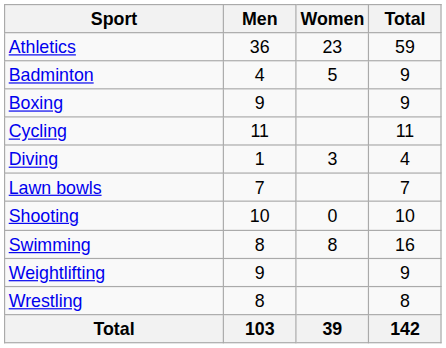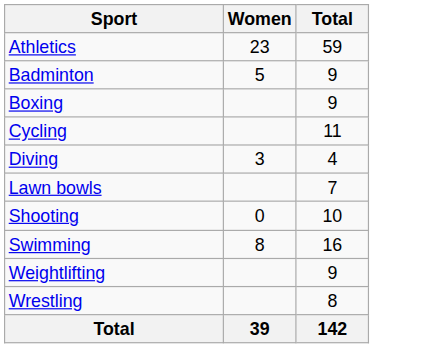- column: (260, 19)
